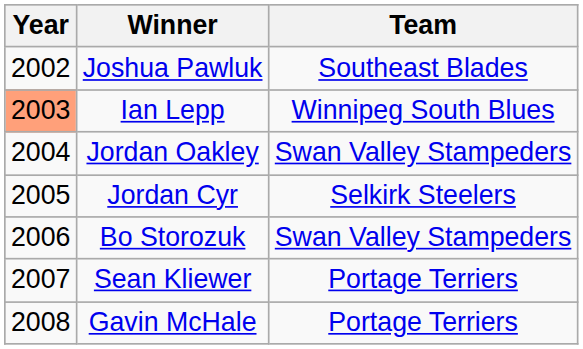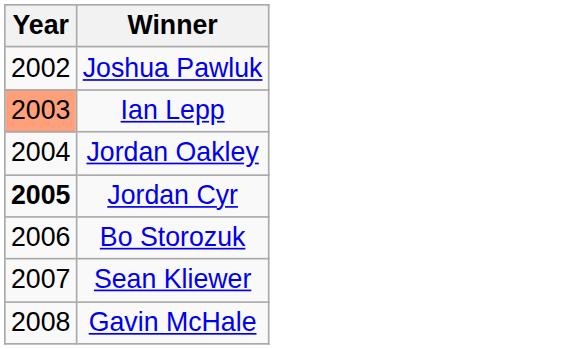- column: (423, 25)
(41, 195) normal -> (41, 195) bold
